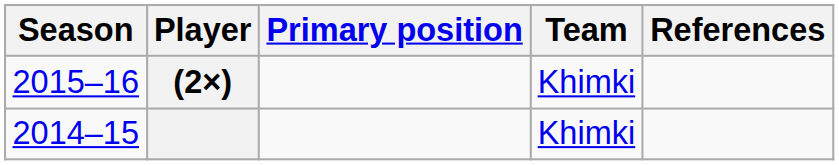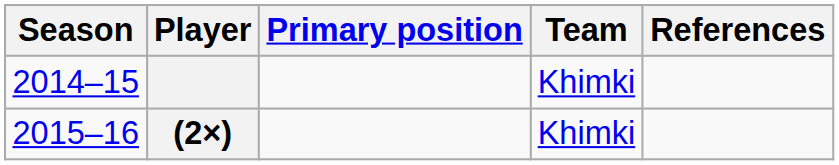rows swapped: (76, 133) <-> (76, 81)
